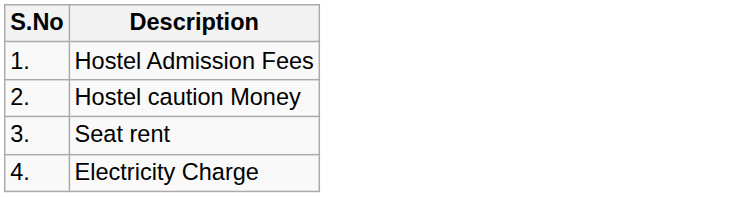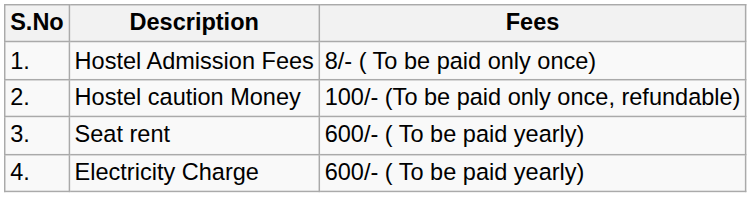+ column: (533, 23)
